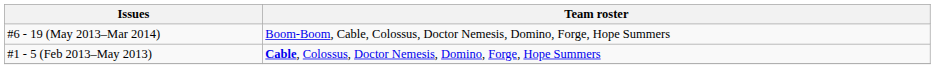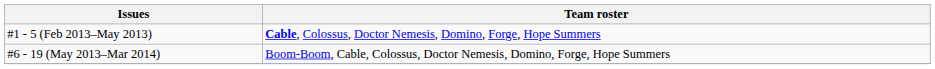rows swapped: (80, 53) <-> (84, 34)
